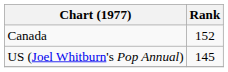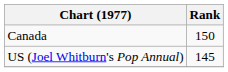(205, 35) 152 -> (205, 35) 150
